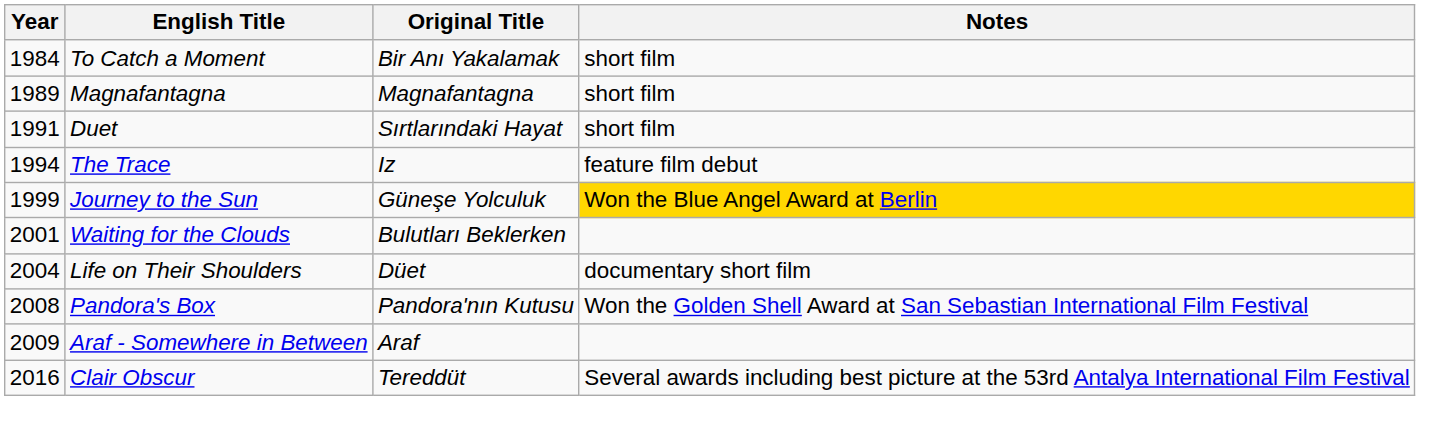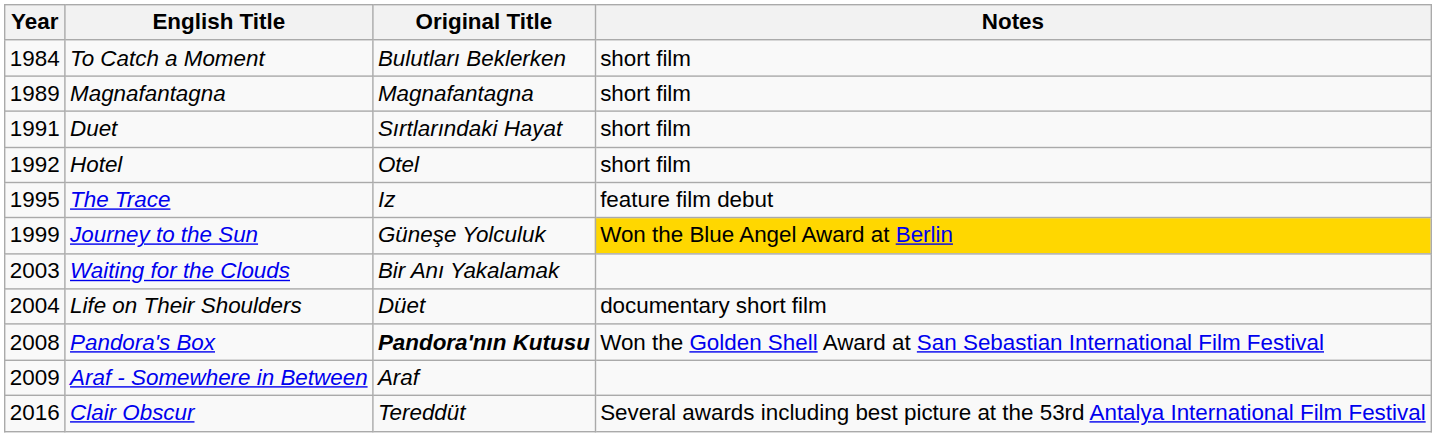(469, 57) Bir Anı Yakalamak -> (472, 57) Bulutları Beklerken
+ row: (96, 164)
(35, 164) 1994 -> (35, 199) 1995
(35, 235) 2001 -> (35, 270) 2003
(472, 235) Bulutları Beklerken -> (469, 270) Bir Anı Yakalamak
(476, 306) normal -> (484, 341) bold
